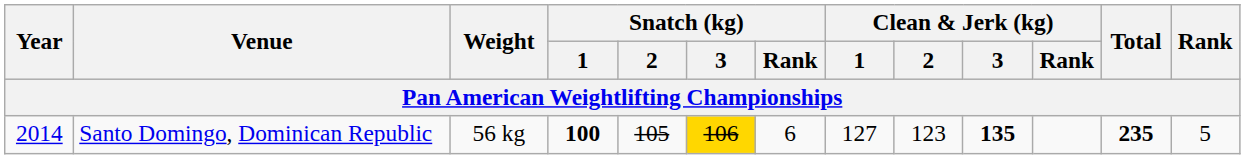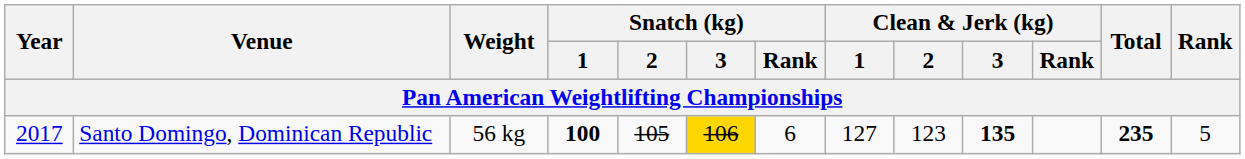(39, 134) 2014 -> (39, 134) 2017
